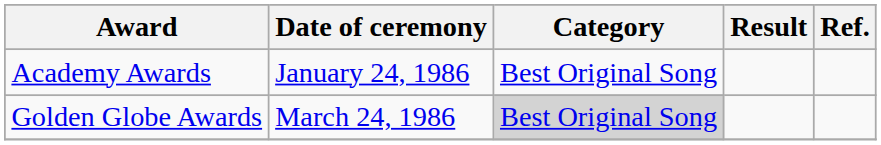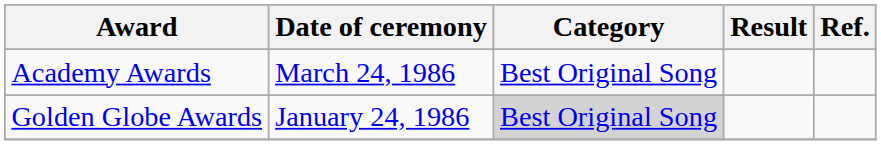(372, 71) January 24, 1986 -> (365, 71) March 24, 1986
(365, 116) March 24, 1986 -> (372, 116) January 24, 1986
